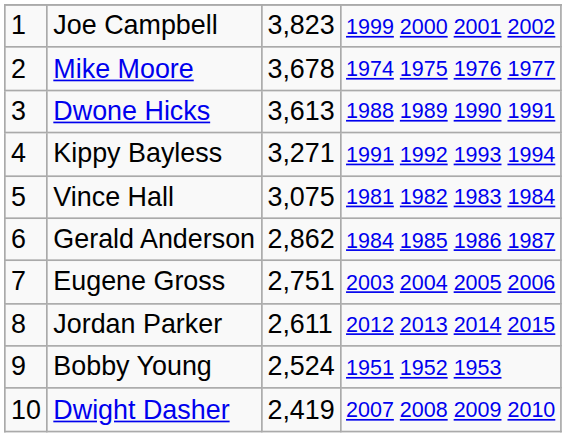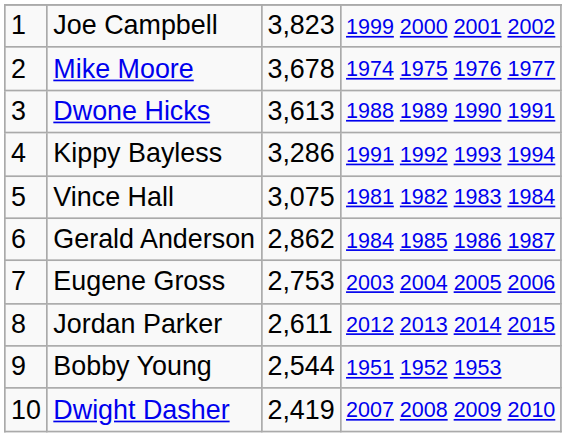(301, 153) 3,271 -> (301, 153) 3,286
(301, 281) 2,751 -> (301, 281) 2,753
(301, 366) 2,524 -> (301, 366) 2,544
